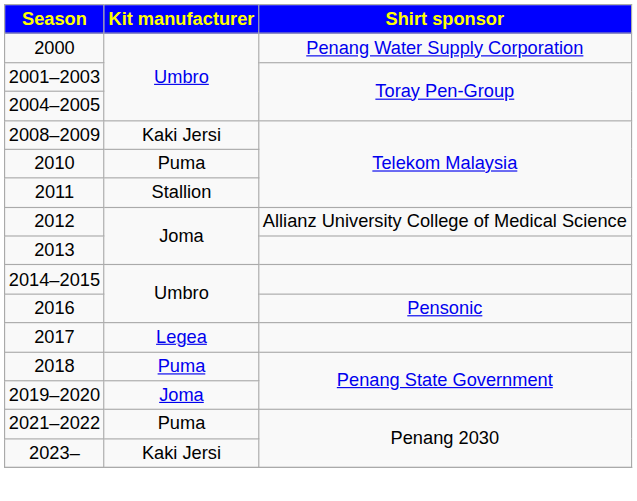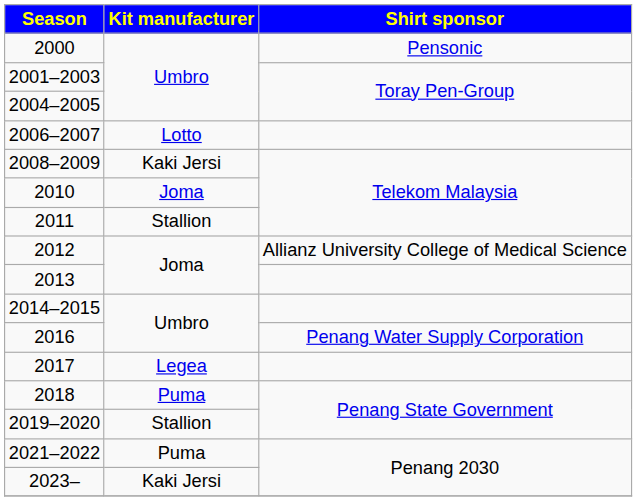(445, 47) Penang Water Supply Corporation -> (445, 47) Pensonic
+ row: (54, 134)
(181, 163) Puma -> (181, 192) Joma
(445, 308) Pensonic -> (445, 337) Penang Water Supply Corporation
(181, 395) Joma -> (181, 423) Stallion
